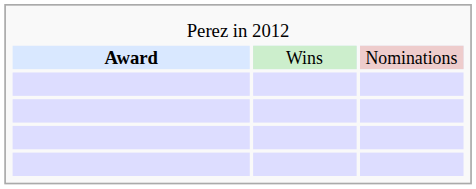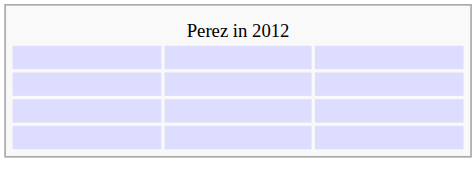- row: (131, 58)
